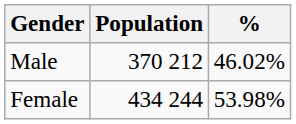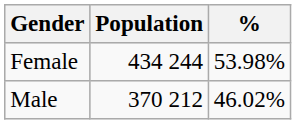rows swapped: (44, 99) <-> (34, 61)
